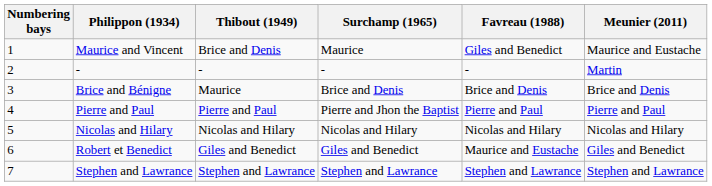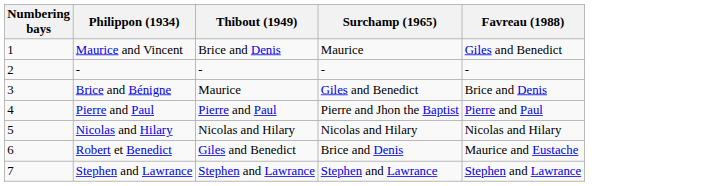- column: (645, 21)
(362, 89) Brice and Denis -> (369, 89) Giles and Benedict
(369, 150) Giles and Benedict -> (362, 150) Brice and Denis
